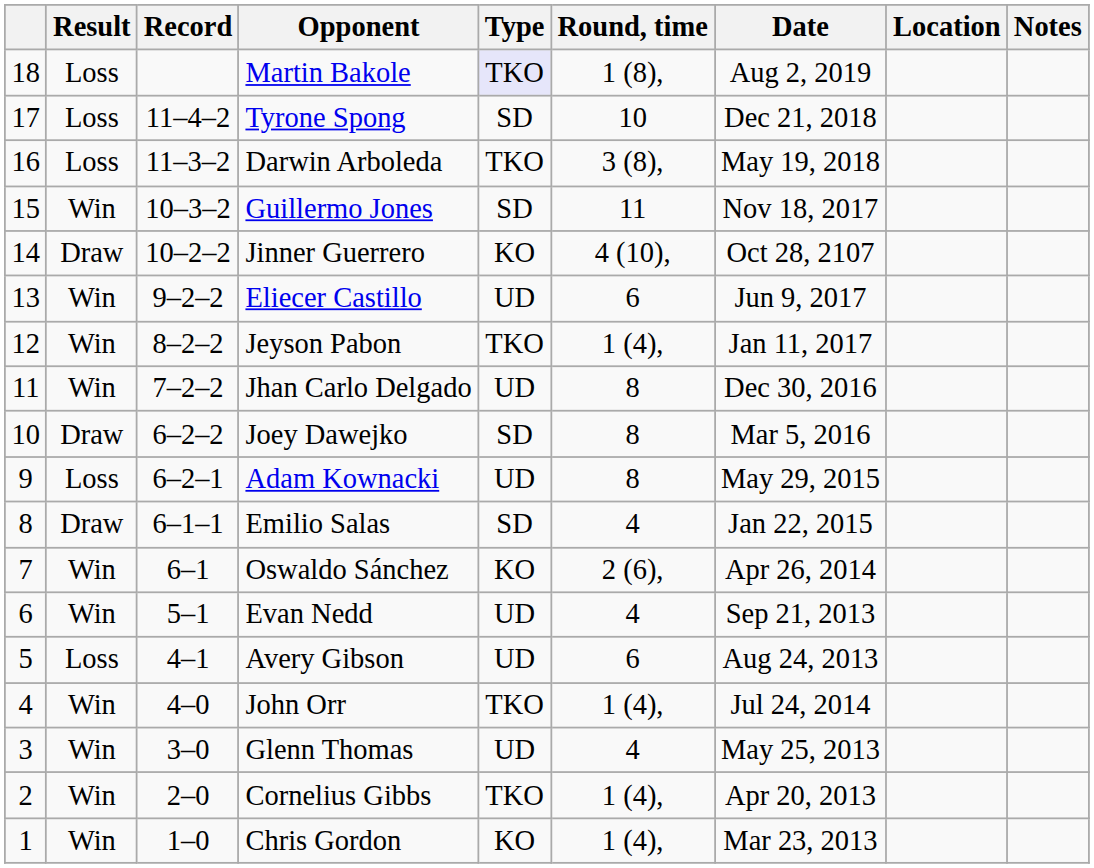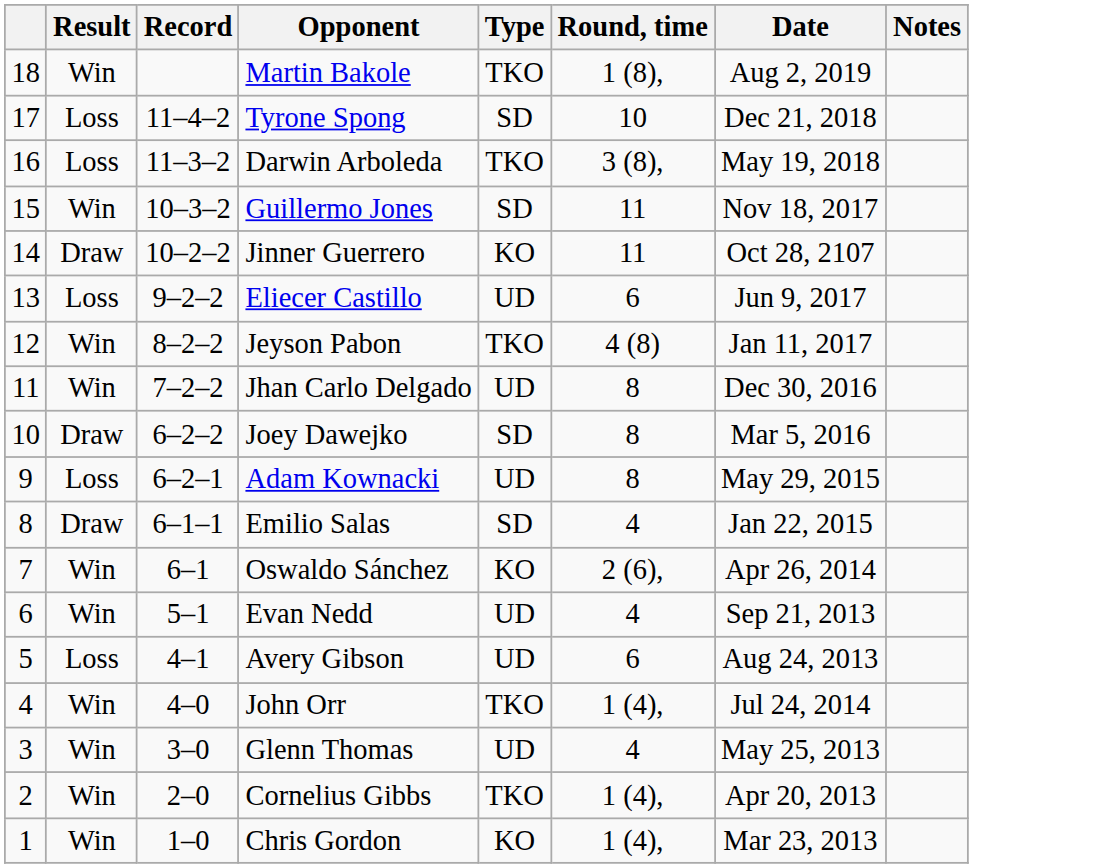- column: (947, 27)
(92, 72) Loss -> (92, 72) Win
(515, 72) lavender background -> (515, 72) no background
(633, 252) 4 (10), -> (633, 252) 11
(92, 298) Win -> (92, 298) Loss
(633, 343) 1 (4), -> (633, 343) 4 (8)
